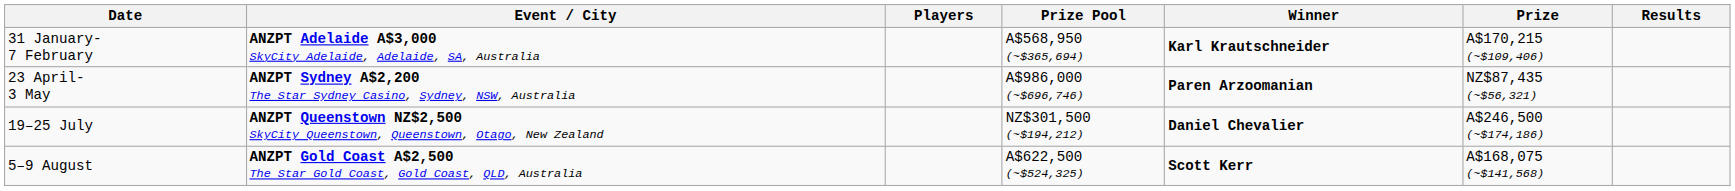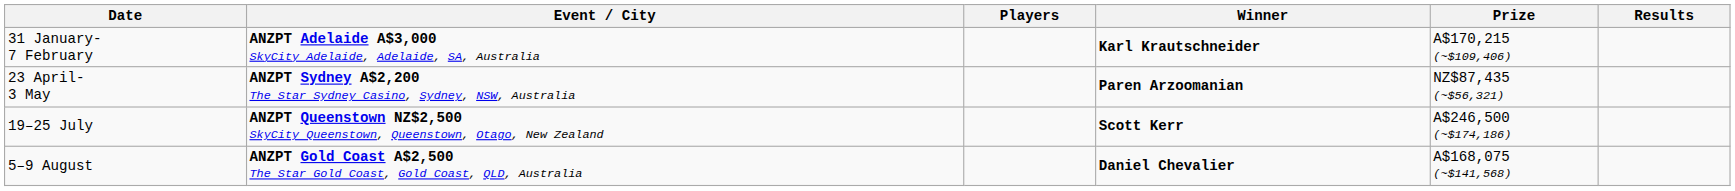- column: (1084, 16)
(1236, 126) Daniel Chevalier -> (1141, 126) Scott Kerr
(1211, 166) Scott Kerr -> (1167, 166) Daniel Chevalier
